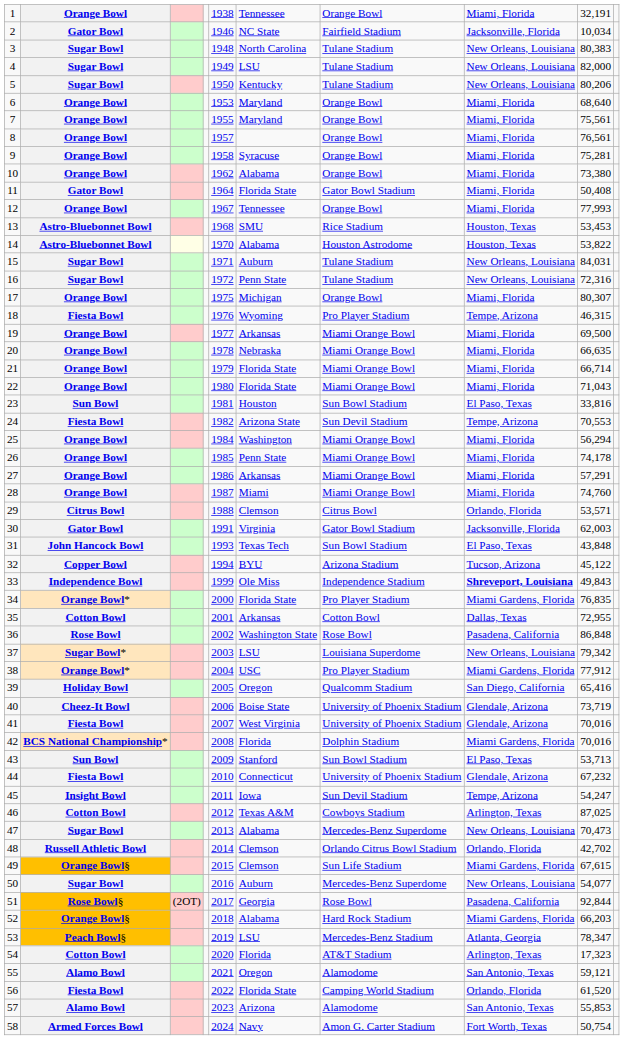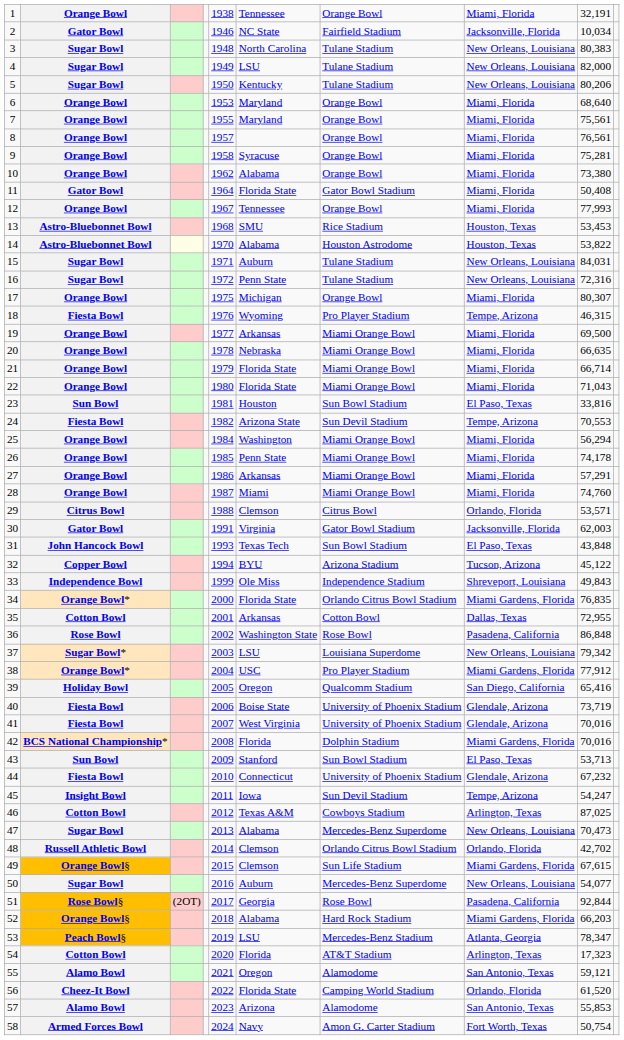(520, 581) bold -> (516, 581) normal
(366, 599) Pro Player Stadium -> (389, 599) Orlando Citrus Bowl Stadium
(95, 706) Cheez-It Bowl -> (95, 706) Fiesta Bowl
(95, 990) Fiesta Bowl -> (95, 990) Cheez-It Bowl
